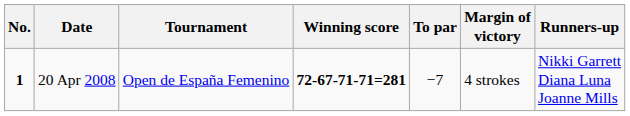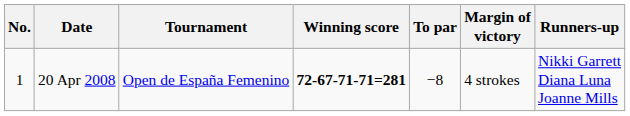(20, 79) bold -> (20, 79) normal
(435, 79) −7 -> (435, 79) −8
